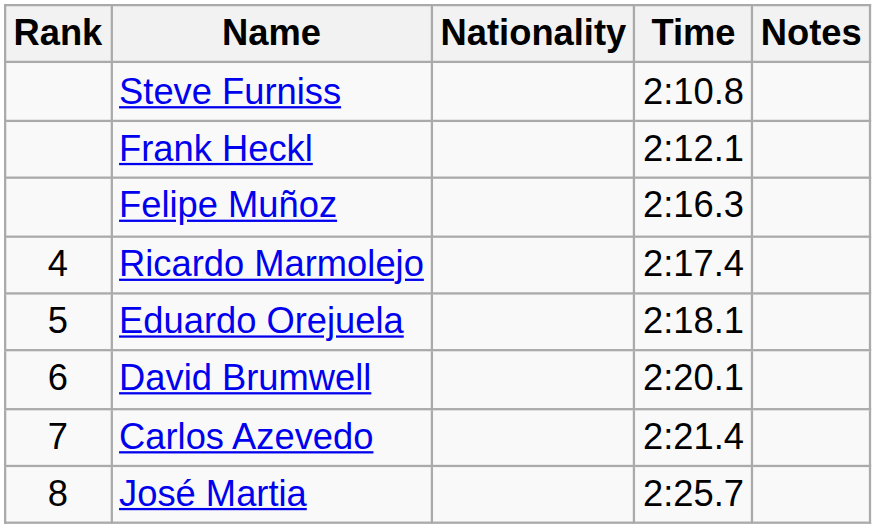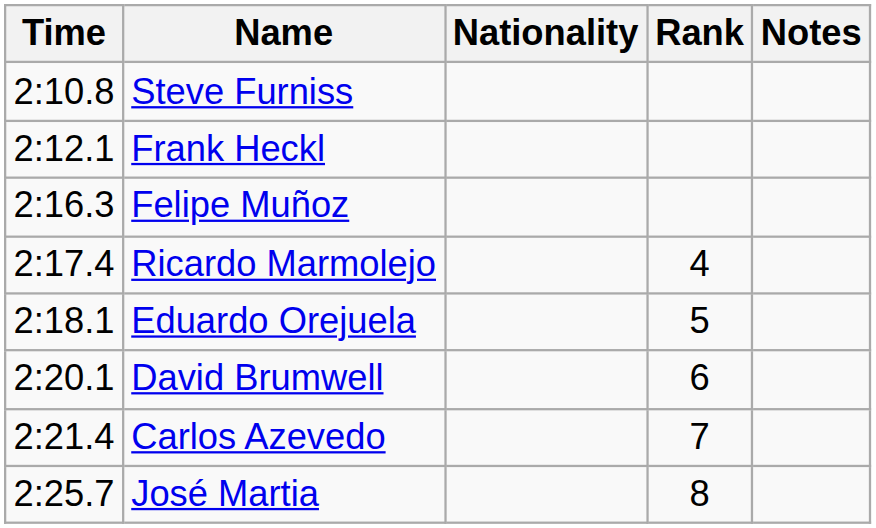columns swapped: (58, 33) <-> (693, 33)
